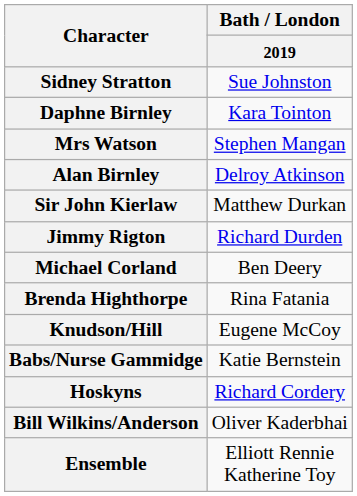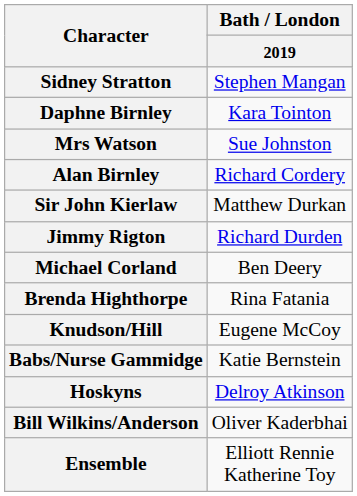(280, 81) Sue Johnston -> (280, 81) Stephen Mangan
(280, 143) Stephen Mangan -> (280, 143) Sue Johnston
(280, 174) Delroy Atkinson -> (280, 174) Richard Cordery
(280, 391) Richard Cordery -> (280, 391) Delroy Atkinson
